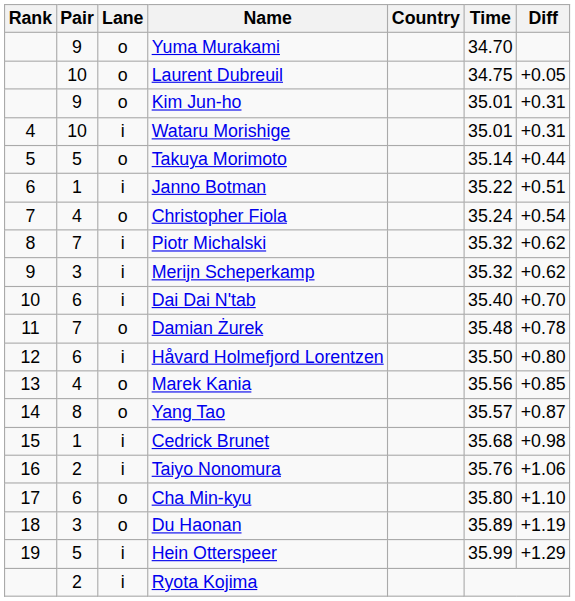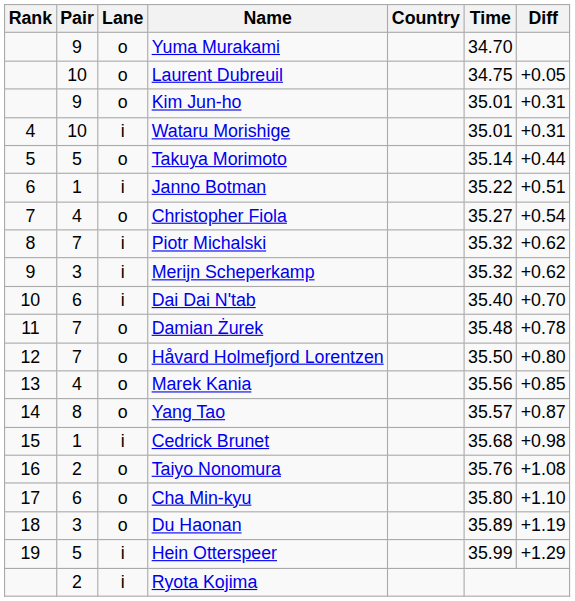(490, 215) 35.24 -> (490, 215) 35.27
(77, 356) 6 -> (77, 356) 7
(123, 356) i -> (123, 356) o
(123, 469) i -> (123, 469) o
(543, 469) +1.06 -> (543, 469) +1.08
